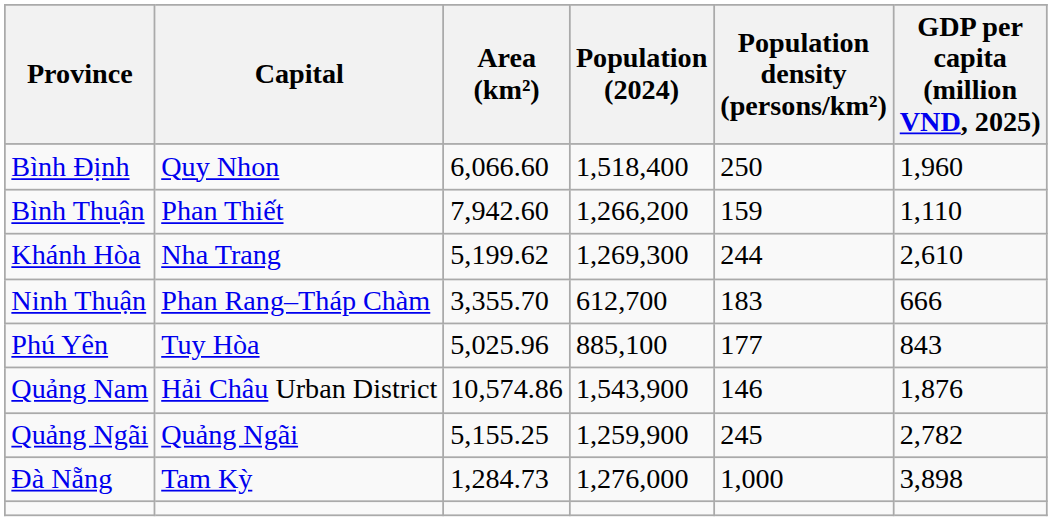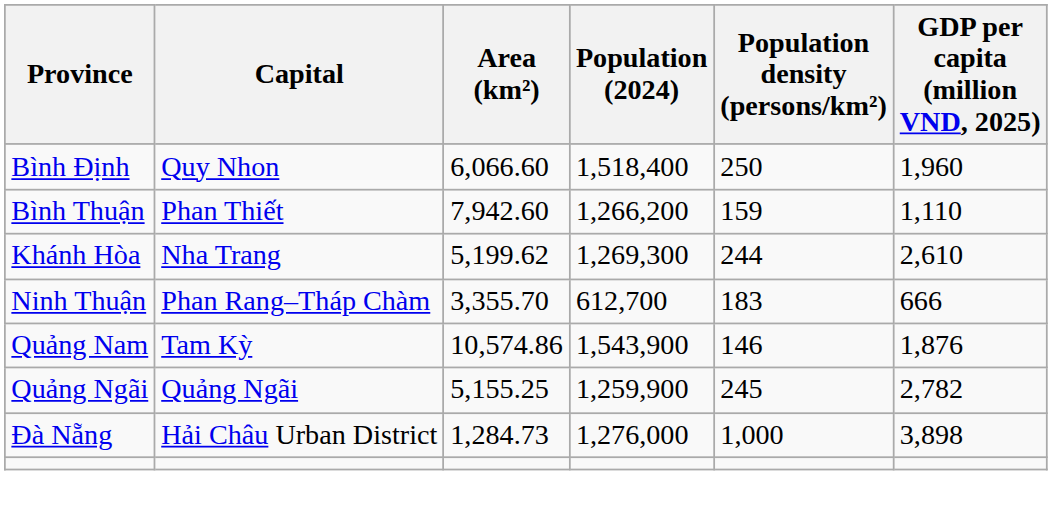- row: (60, 345)
(299, 389) Hải Châu Urban District -> (207, 345) Tam Kỳ
(207, 479) Tam Kỳ -> (299, 434) Hải Châu Urban District
